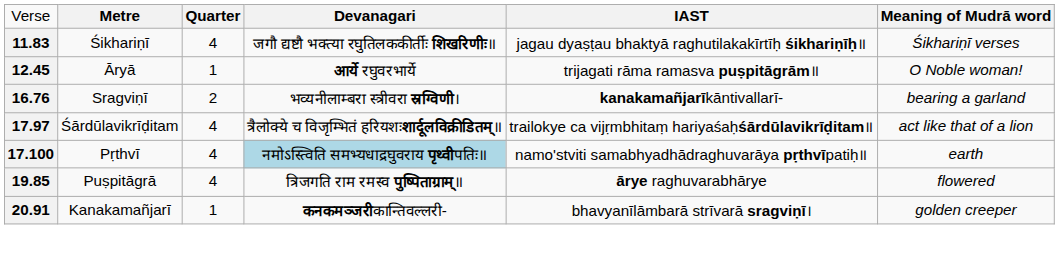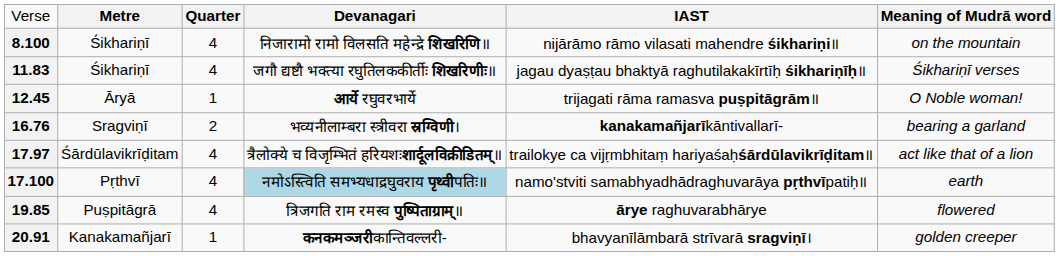+ row: (31, 42)
